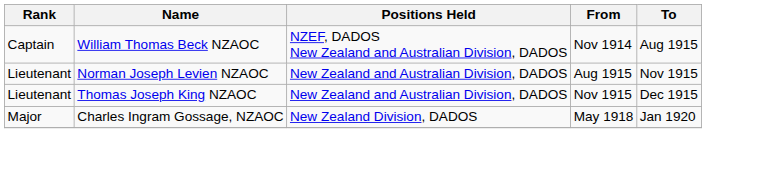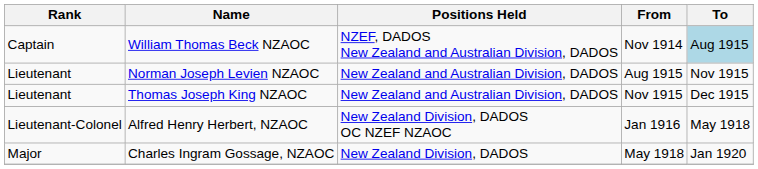(669, 44) no background -> (719, 44) lightblue background
+ row: (218, 124)
